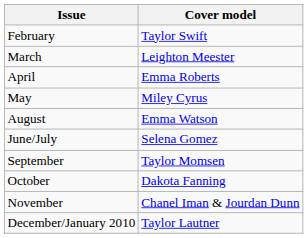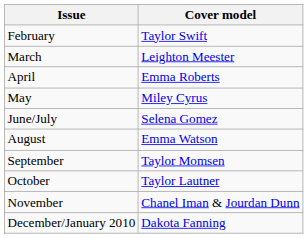rows swapped: (32, 139) <-> (26, 118)
(183, 181) Dakota Fanning -> (180, 181) Taylor Lautner
(180, 222) Taylor Lautner -> (183, 222) Dakota Fanning
